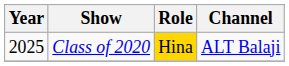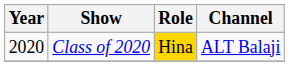(26, 46) 2025 -> (26, 46) 2020
